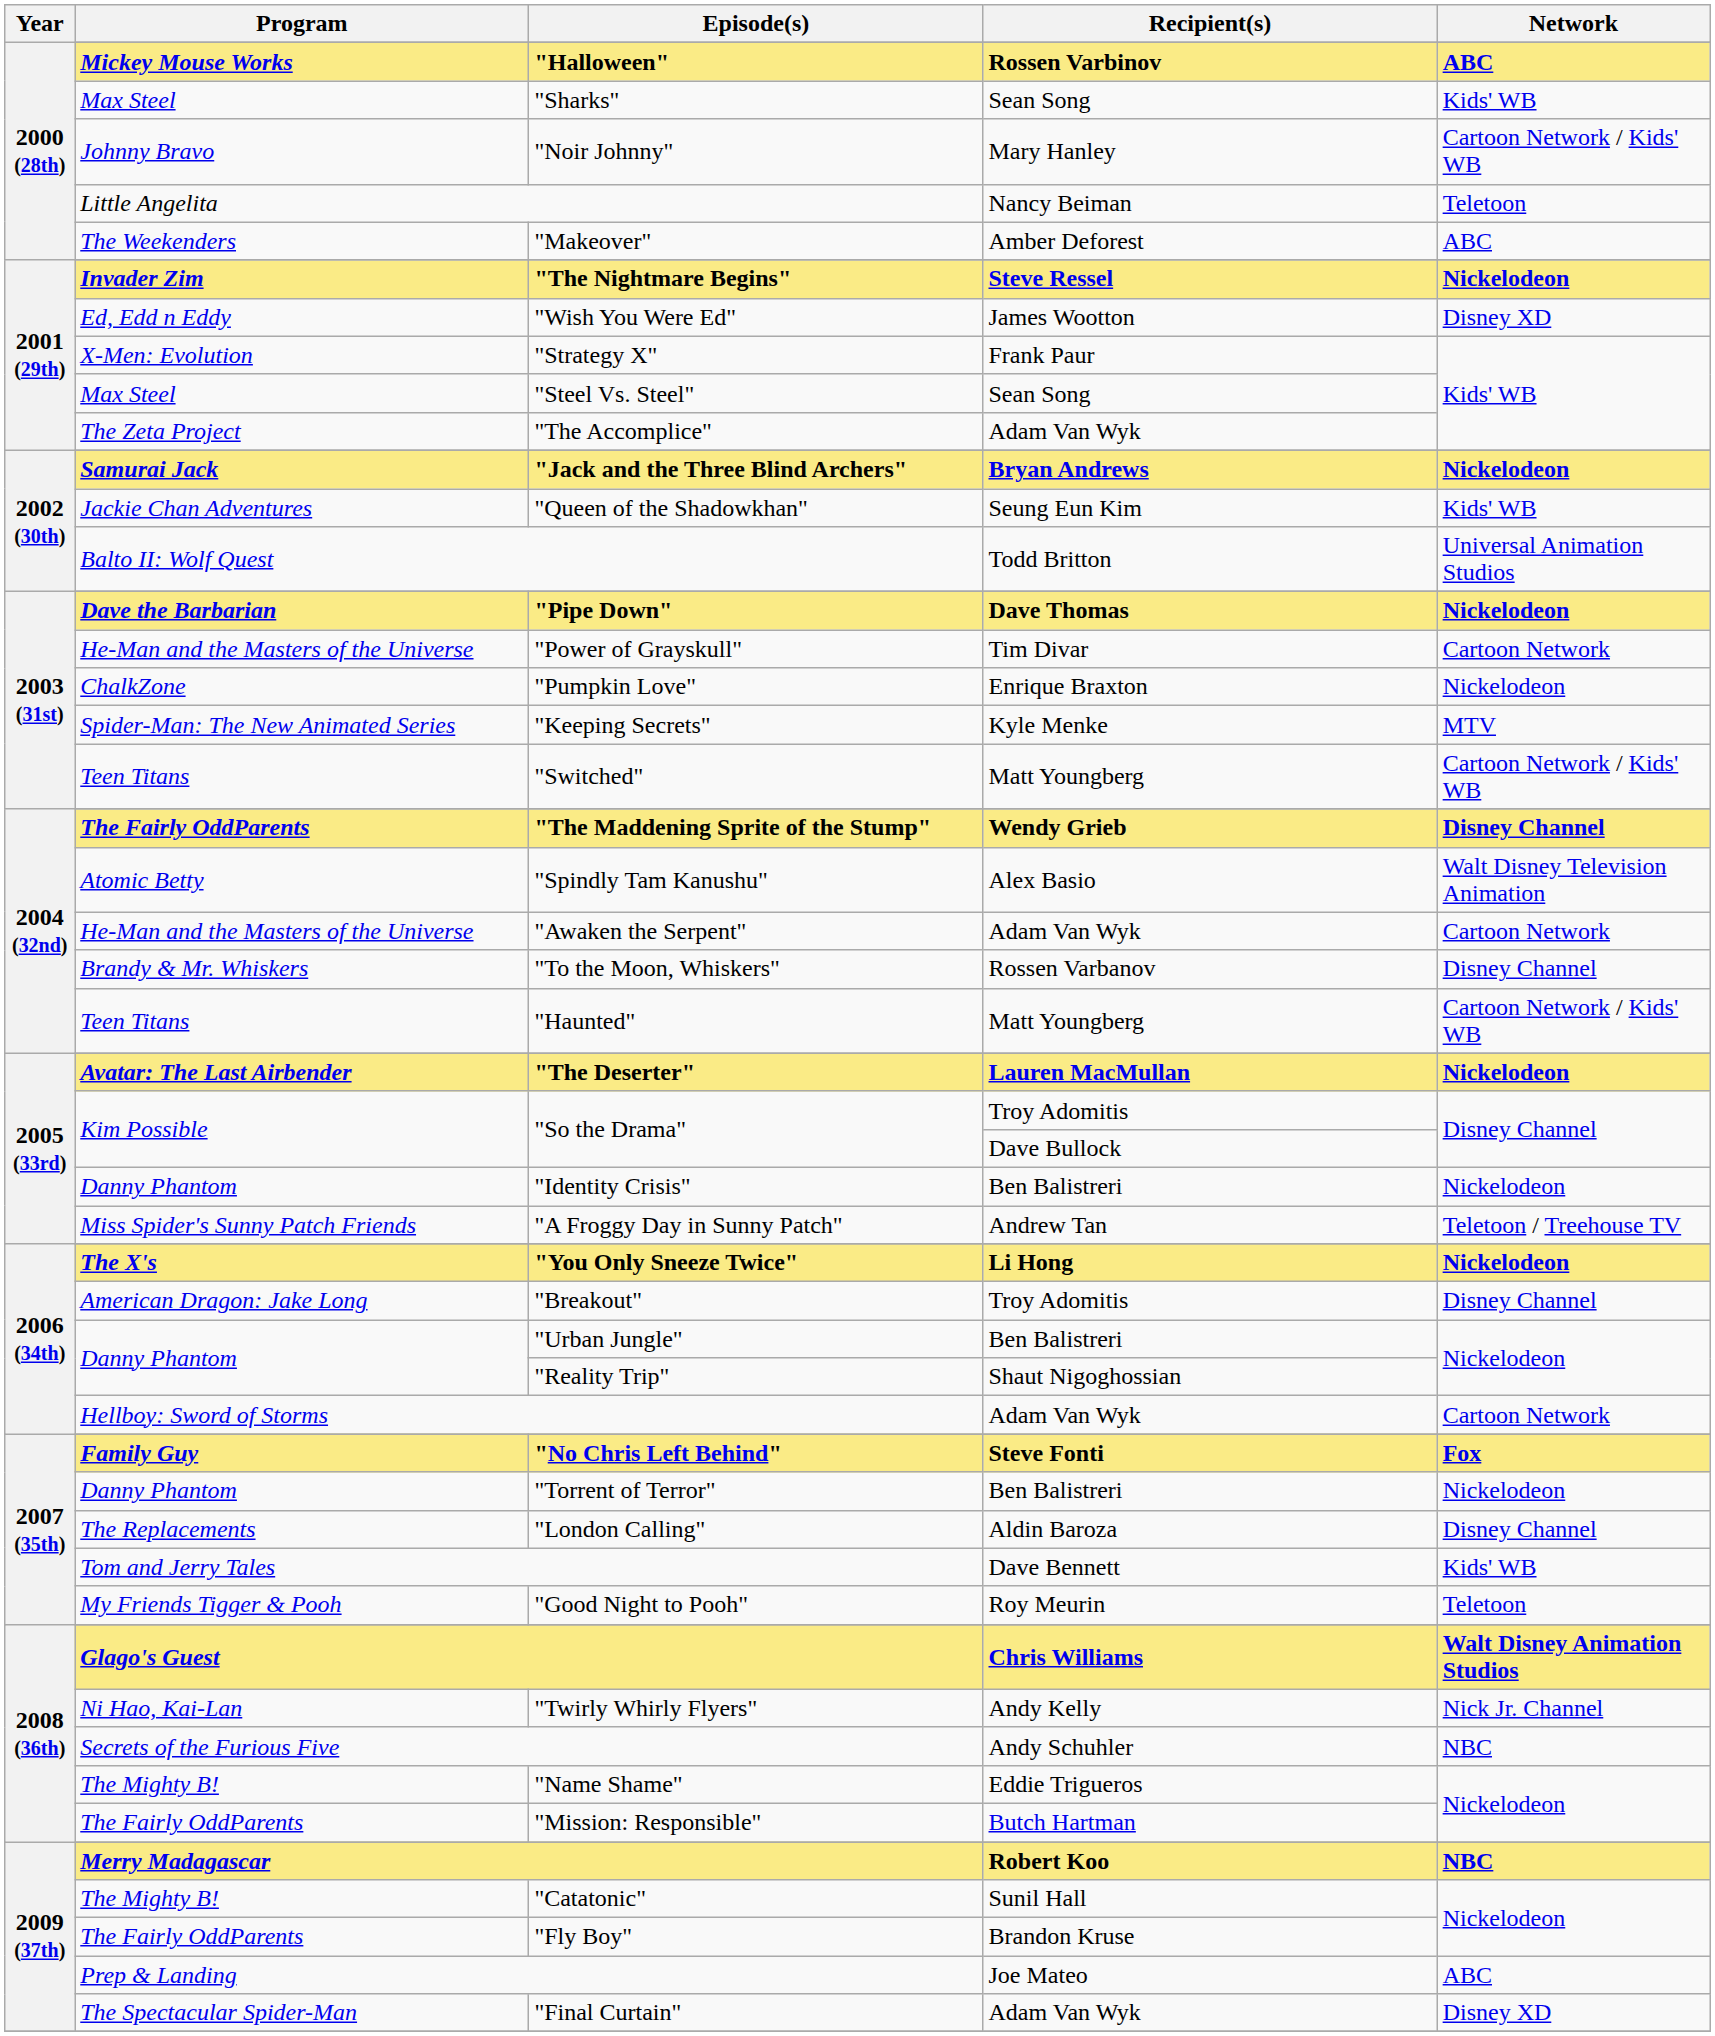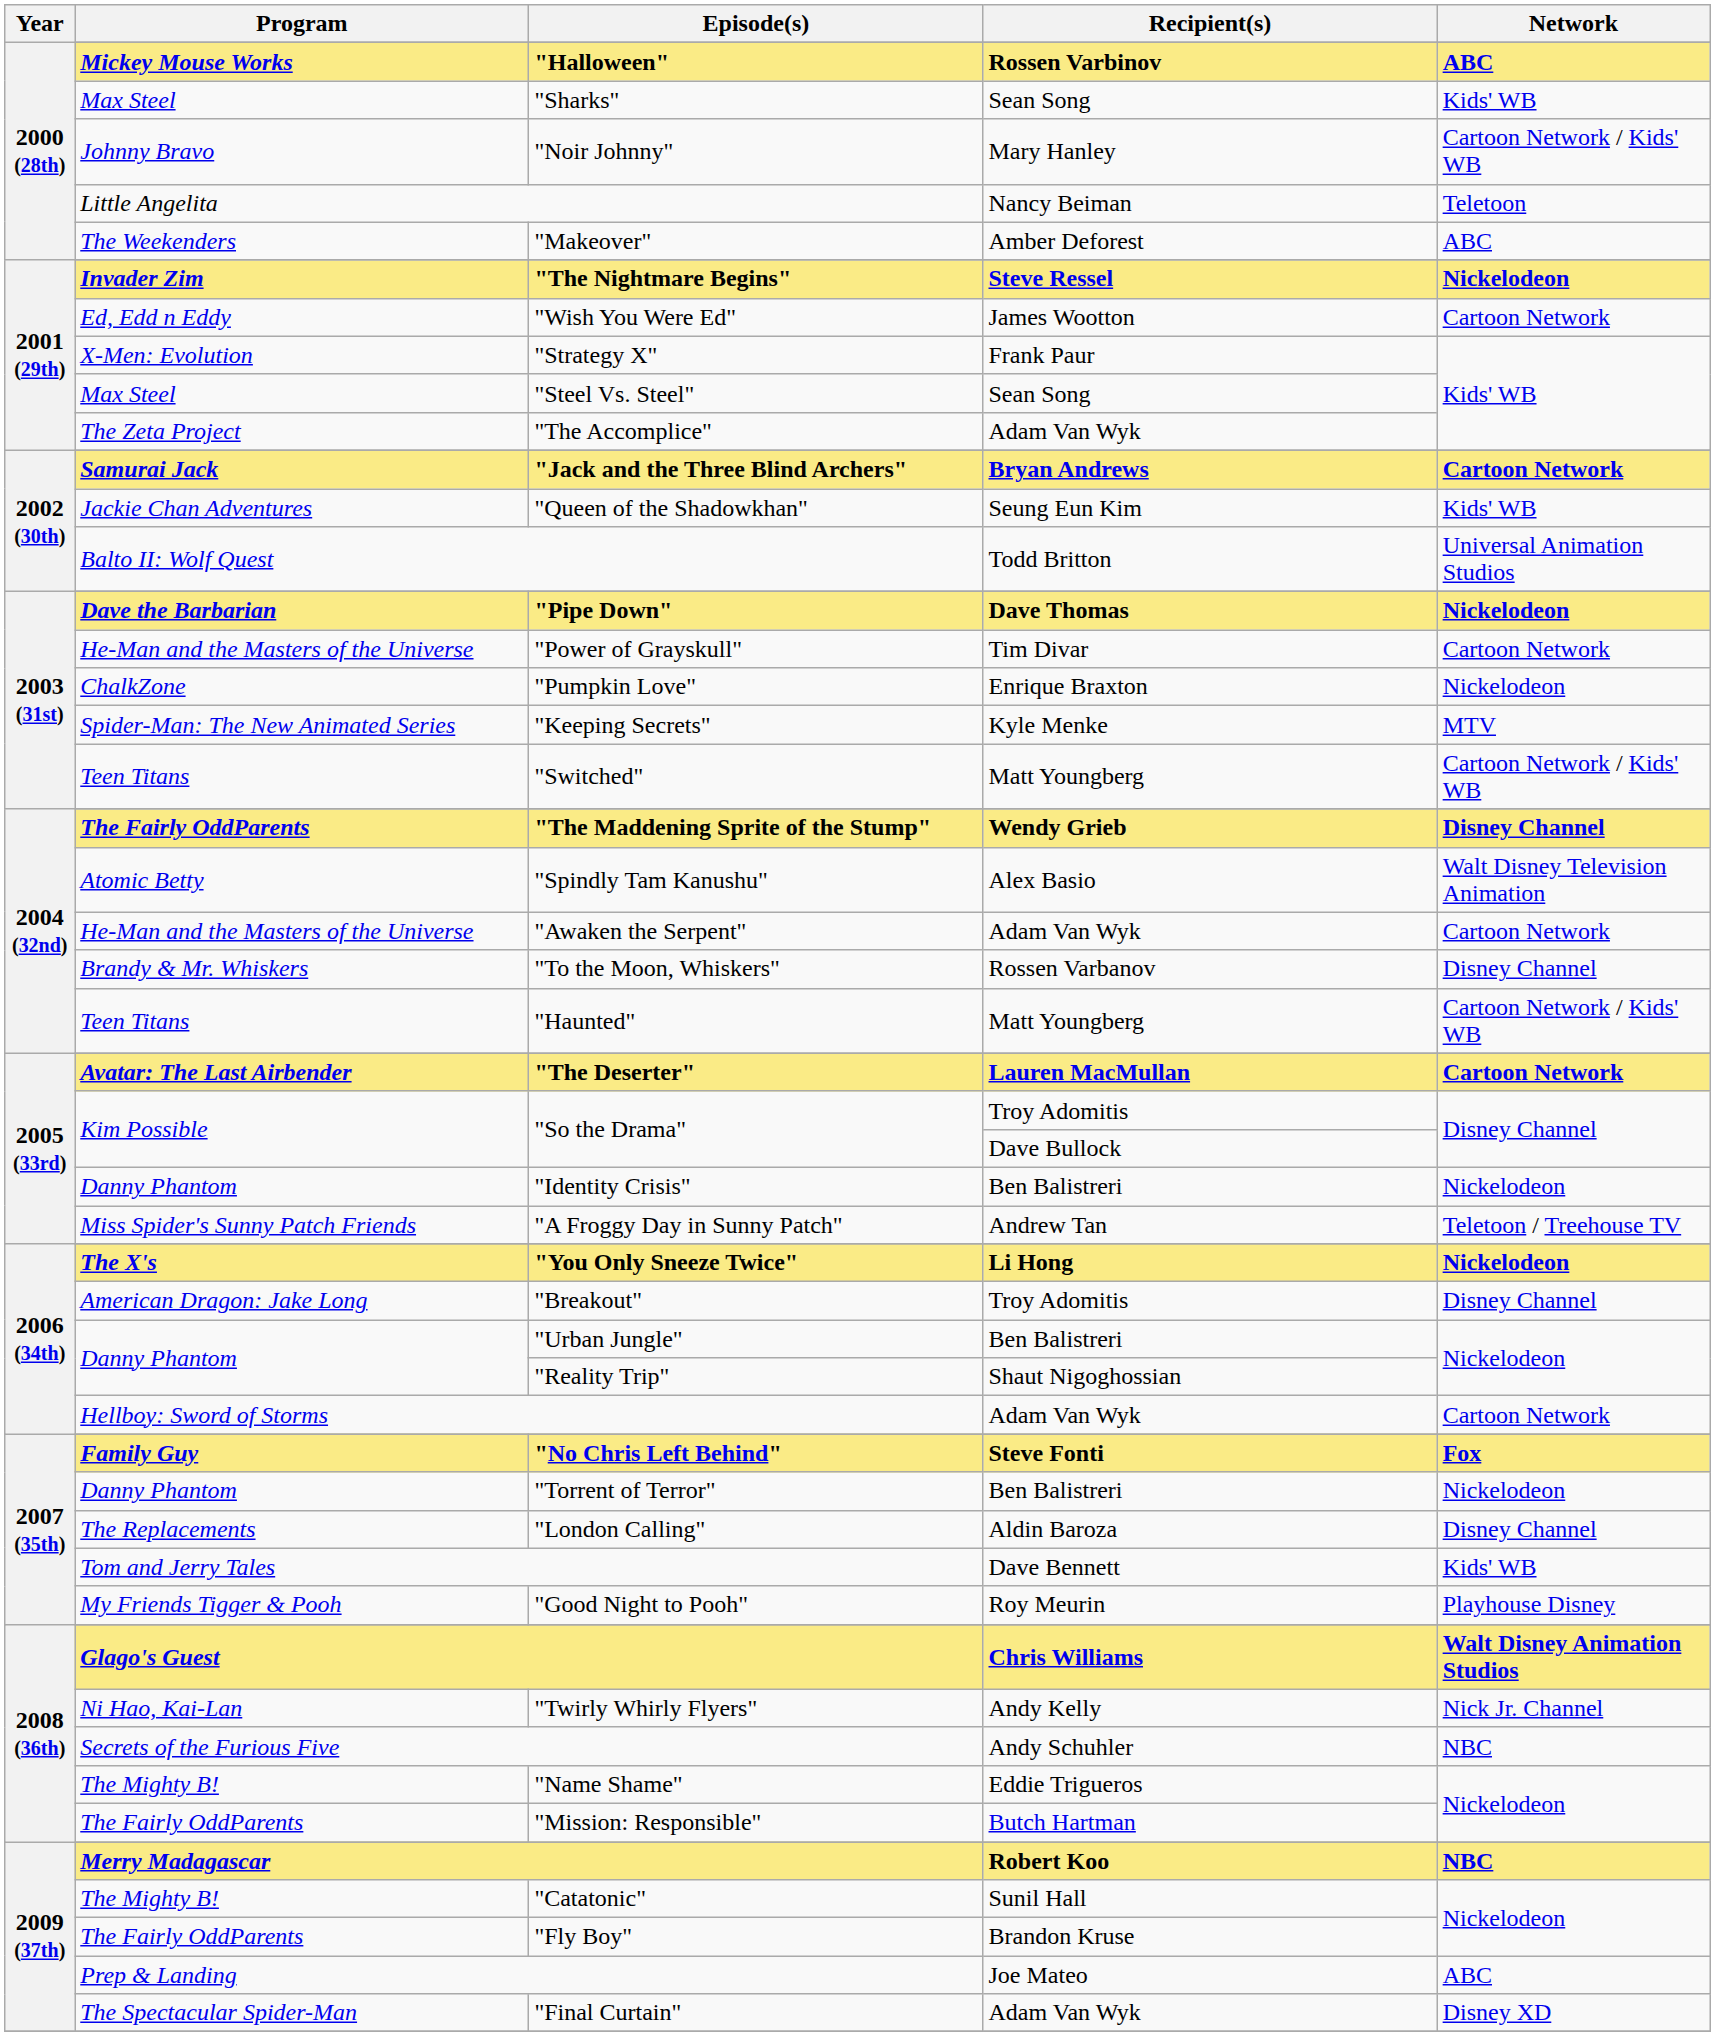(1497, 316) Disney XD -> (1526, 316) Cartoon Network
(1506, 469) Nickelodeon -> (1533, 469) Cartoon Network
(1506, 1072) Nickelodeon -> (1533, 1072) Cartoon Network
(1484, 1604) Teletoon -> (1529, 1604) Playhouse Disney
